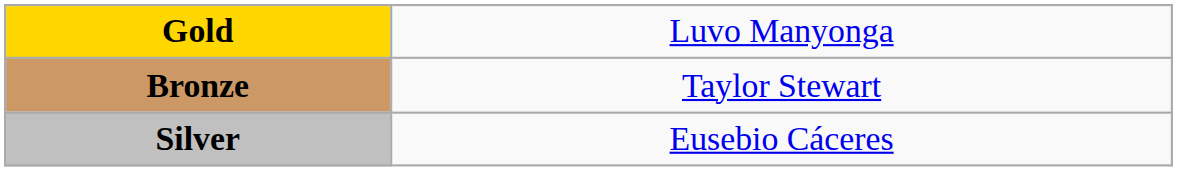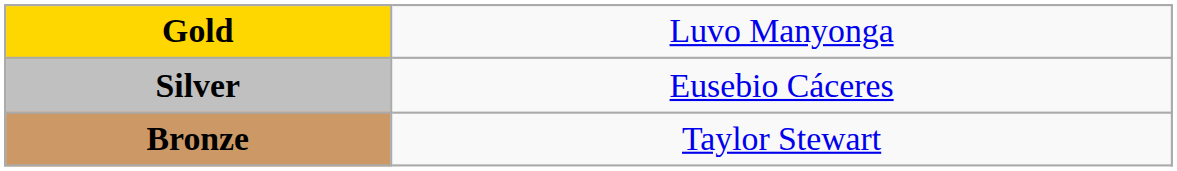rows swapped: (198, 138) <-> (198, 84)
